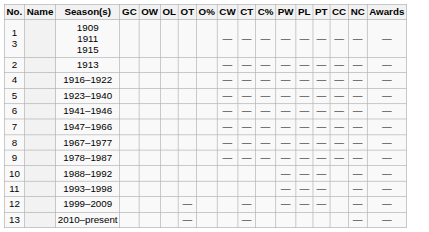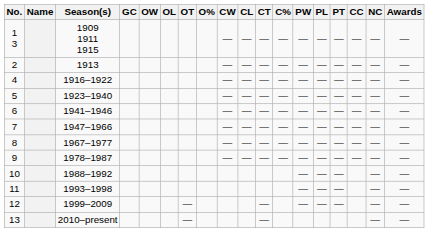+ column: (247, 12)
